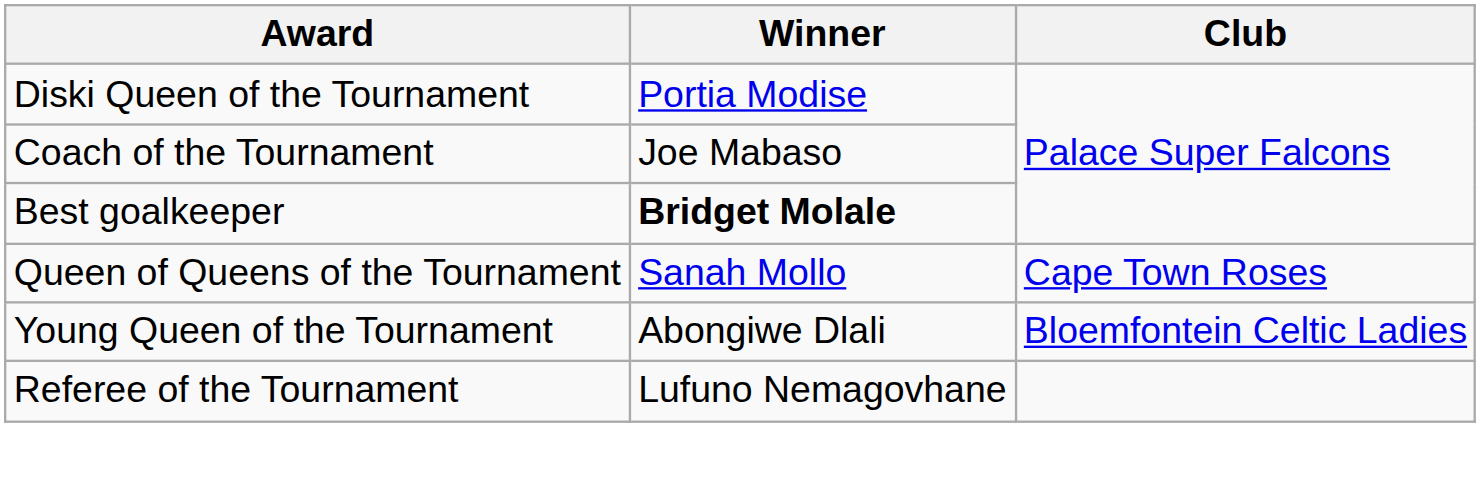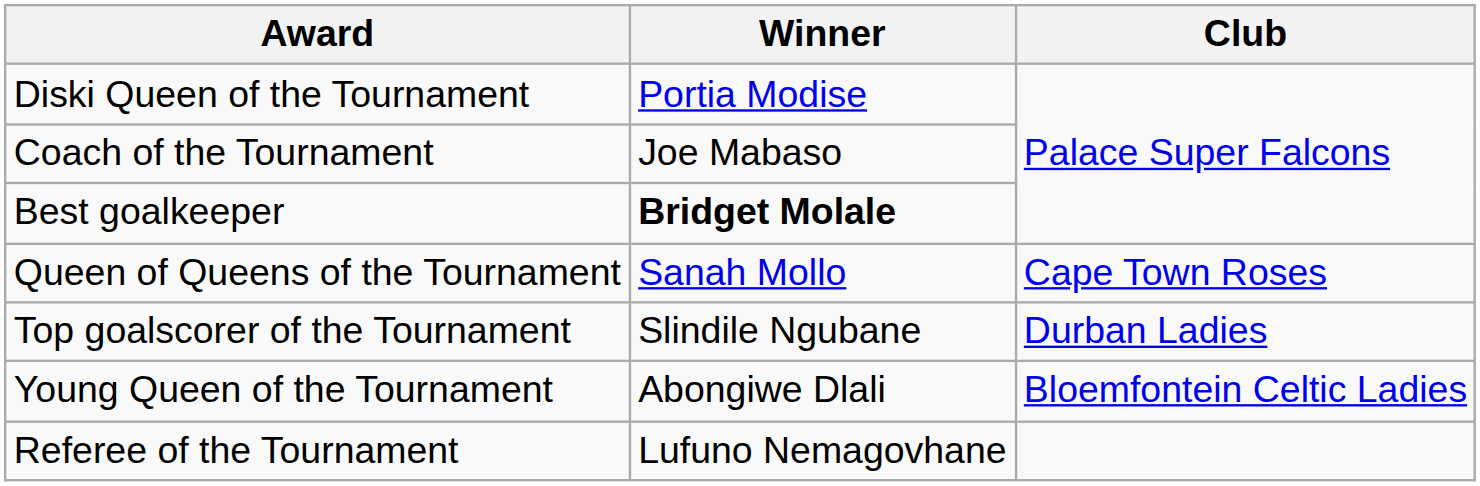+ row: (292, 331)
